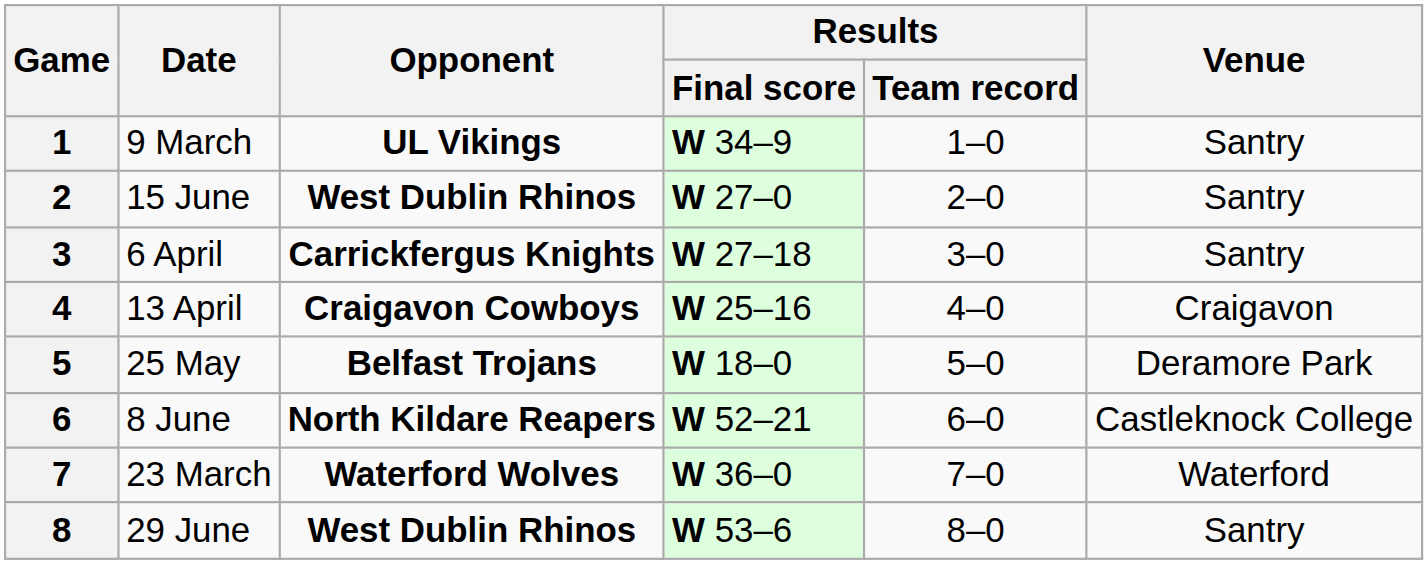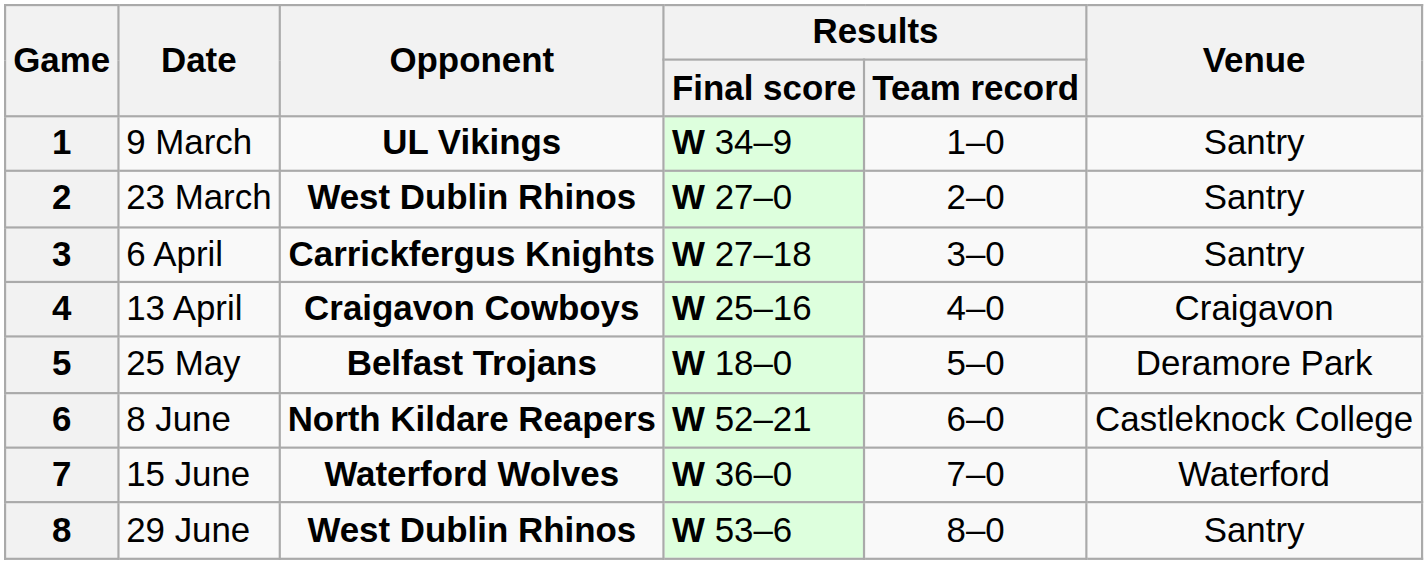(188, 198) 15 June -> (199, 198) 23 March
(199, 474) 23 March -> (188, 474) 15 June
